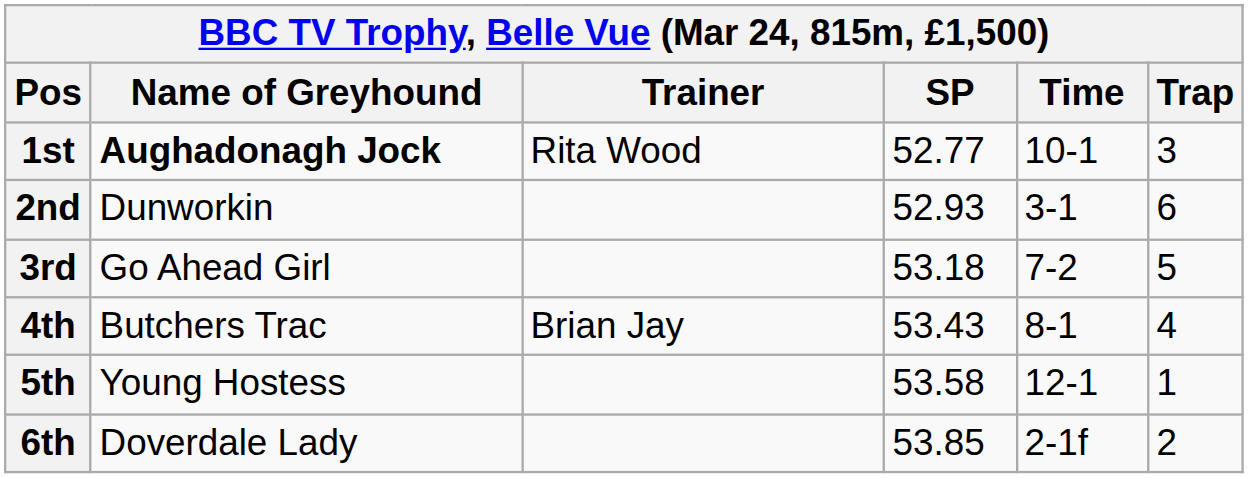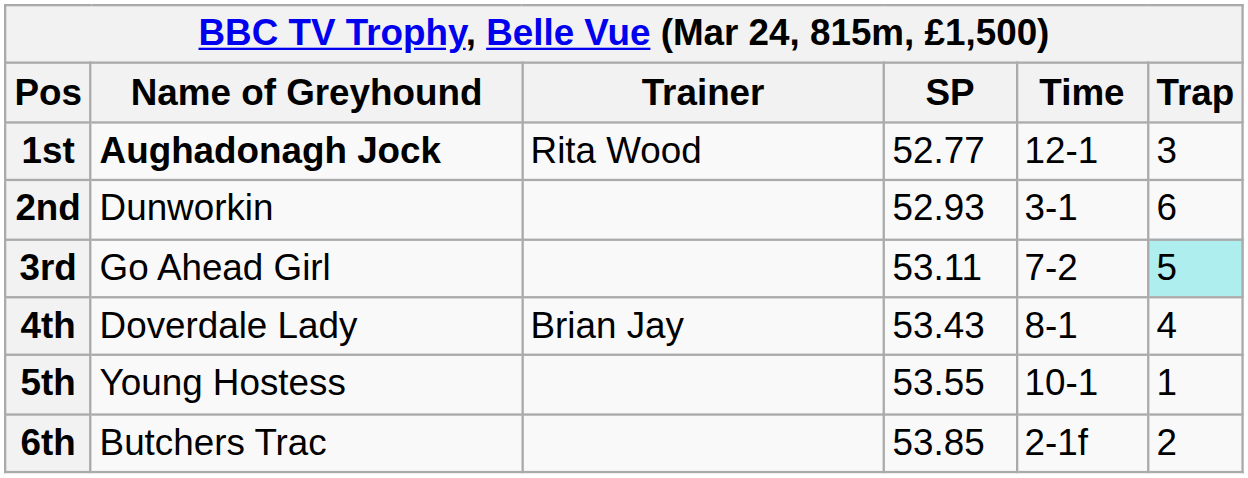(1061, 150) 10-1 -> (1061, 150) 12-1
(939, 267) 53.18 -> (937, 267) 53.11
(1167, 267) no background -> (1167, 267) paleturquoise background
(213, 325) Butchers Trac -> (228, 325) Doverdale Lady
(939, 383) 53.58 -> (939, 383) 53.55
(1061, 383) 12-1 -> (1061, 383) 10-1
(228, 442) Doverdale Lady -> (213, 442) Butchers Trac
